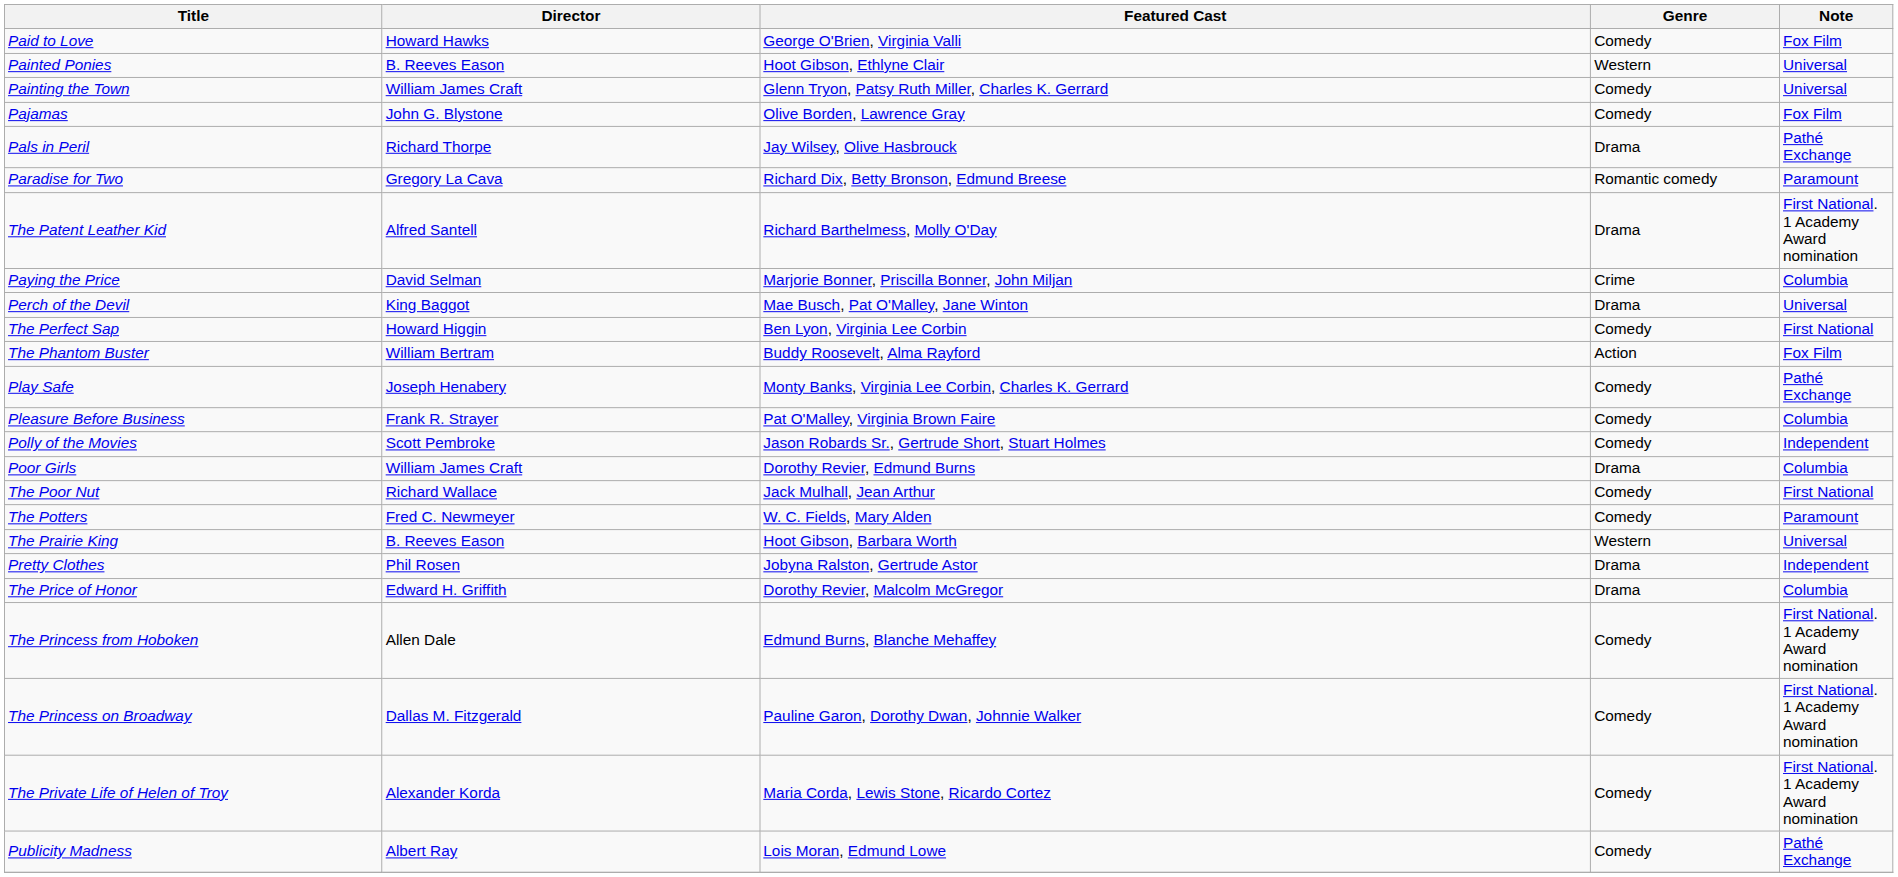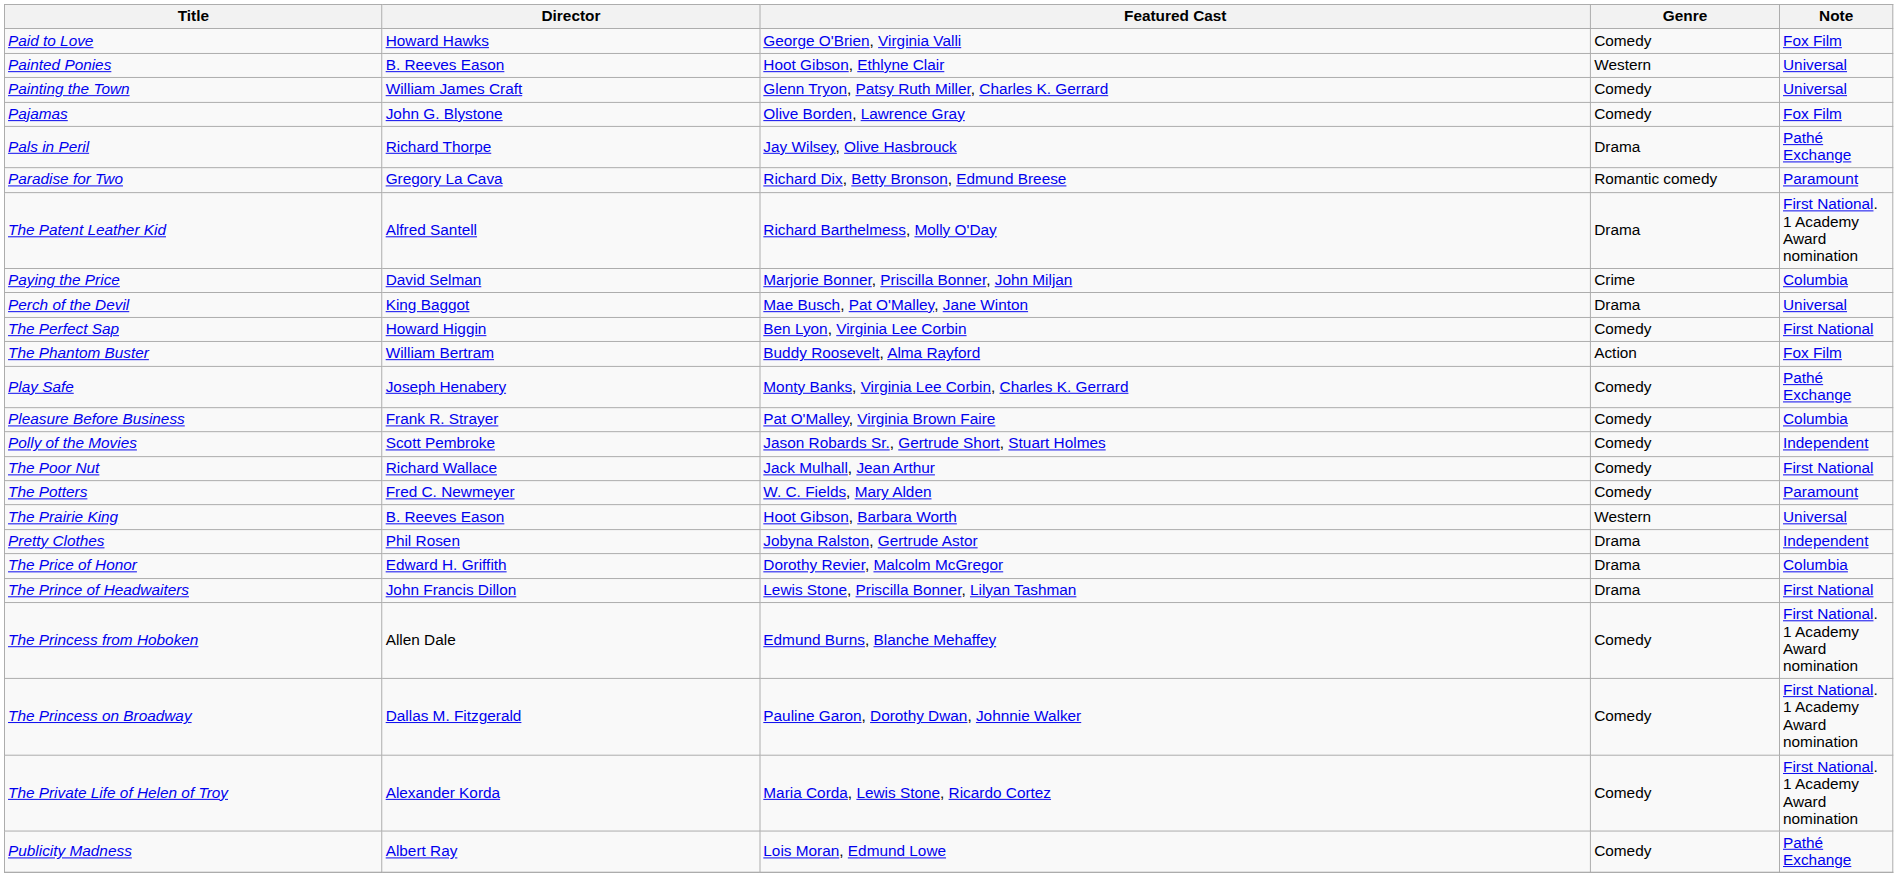- row: (42, 468)
+ row: (99, 590)
